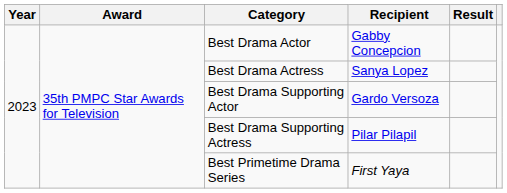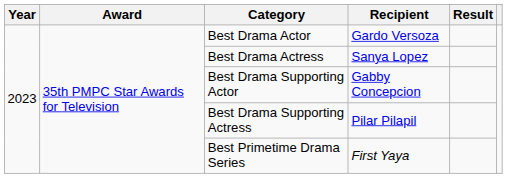(386, 43) Gabby Concepcion -> (395, 35) Gardo Versoza
(395, 99) Gardo Versoza -> (386, 84) Gabby Concepcion
